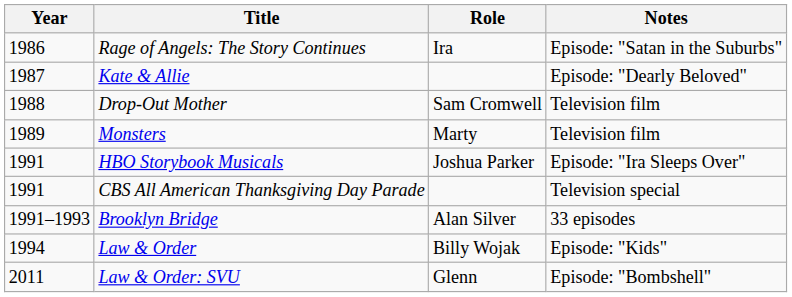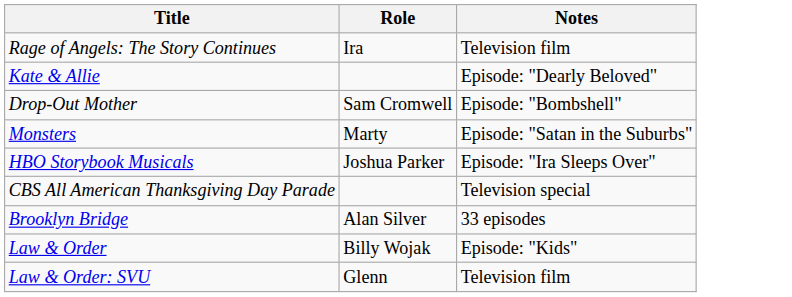- column: (49, 18)
(666, 47) Episode: "Satan in the Suburbs" -> (515, 47) Television film
(605, 104) Television film -> (541, 104) Episode: "Bombshell"
(605, 133) Television film -> (576, 133) Episode: "Satan in the Suburbs"
(631, 276) Episode: "Bombshell" -> (515, 276) Television film
